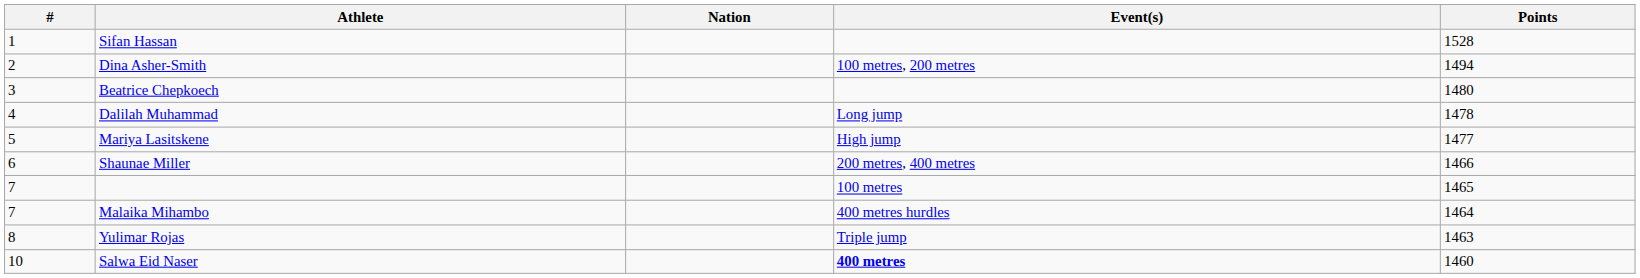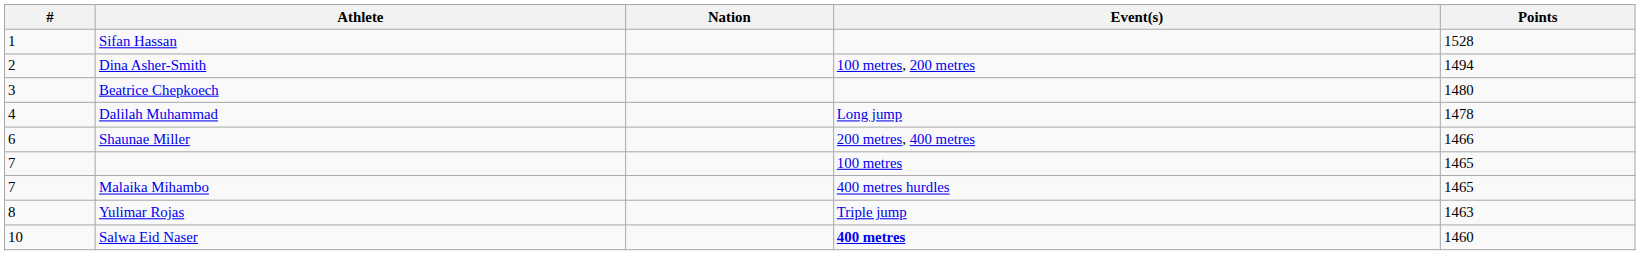- row: (154, 139)
(1459, 212) 1464 -> (1459, 188) 1465
